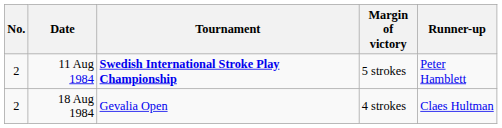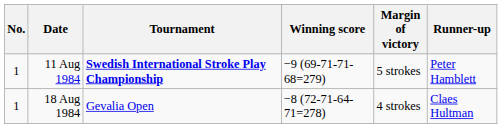+ column: (327, 29)
(16, 71) 2 -> (16, 71) 1
(16, 106) 2 -> (16, 106) 1
